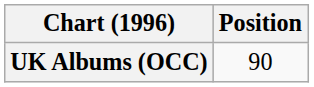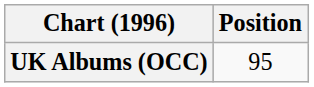(260, 61) 90 -> (260, 61) 95
